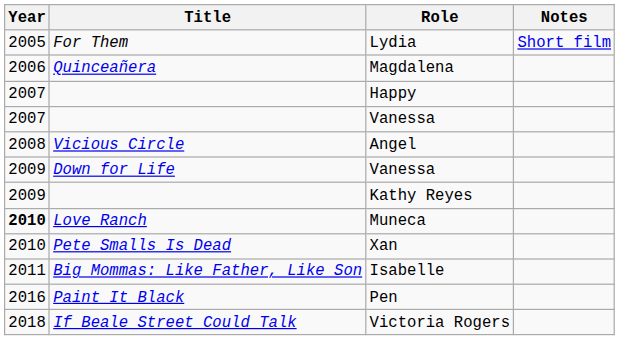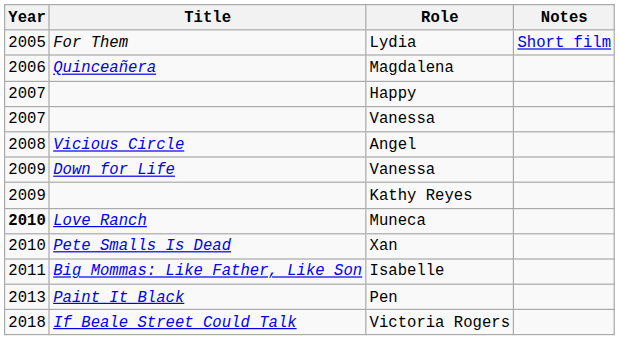(27, 297) 2016 -> (27, 297) 2013
